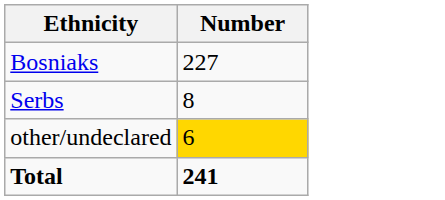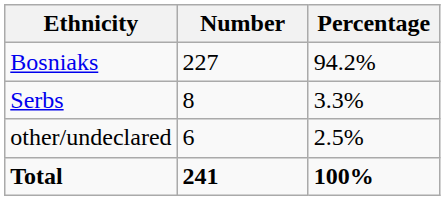+ column: (374, 23)
(189, 137) gold background -> (189, 137) no background
